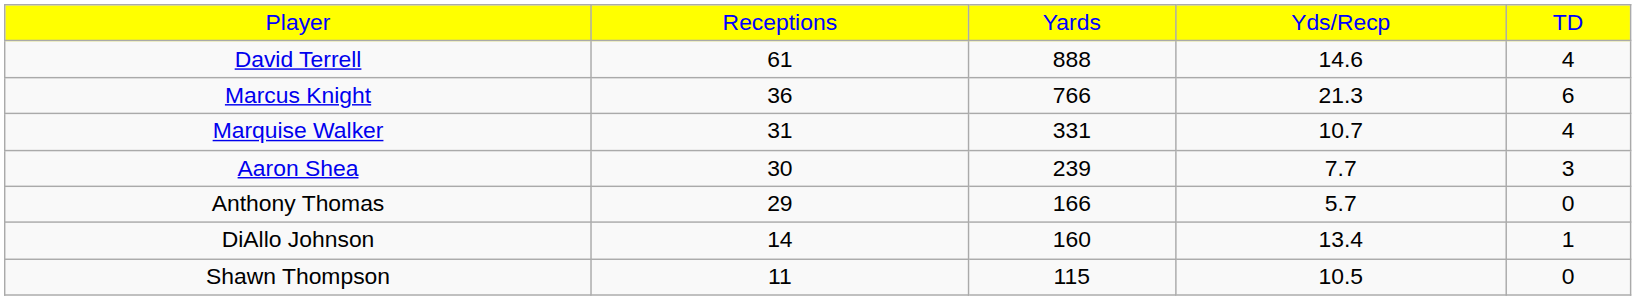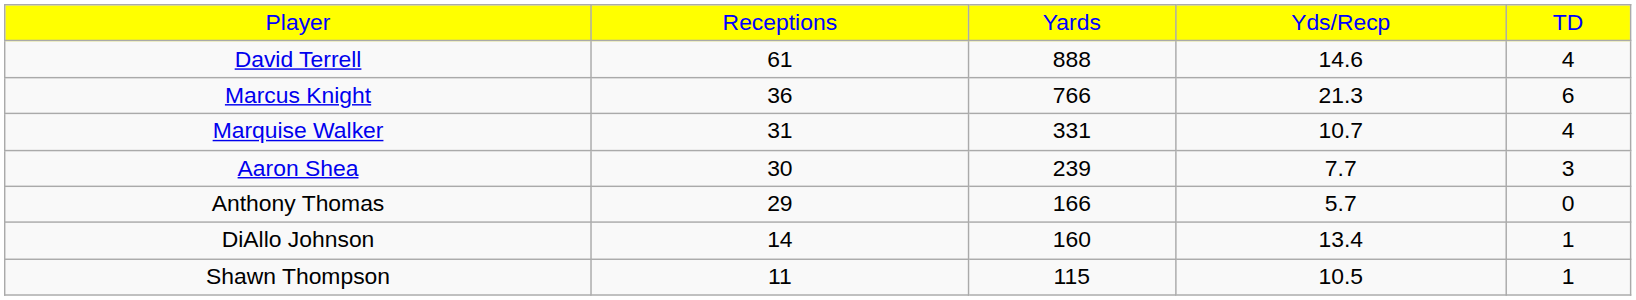(1568, 276) 0 -> (1568, 276) 1
